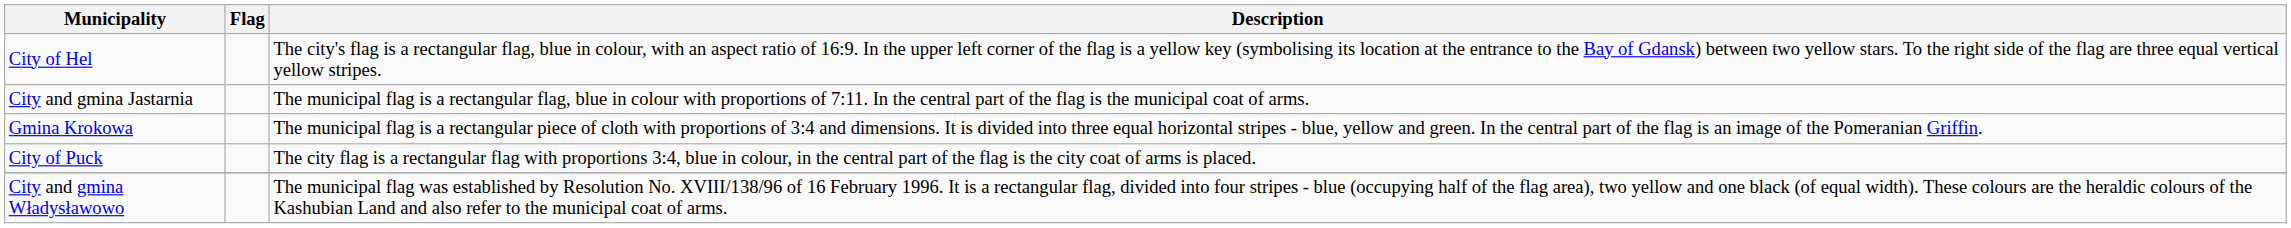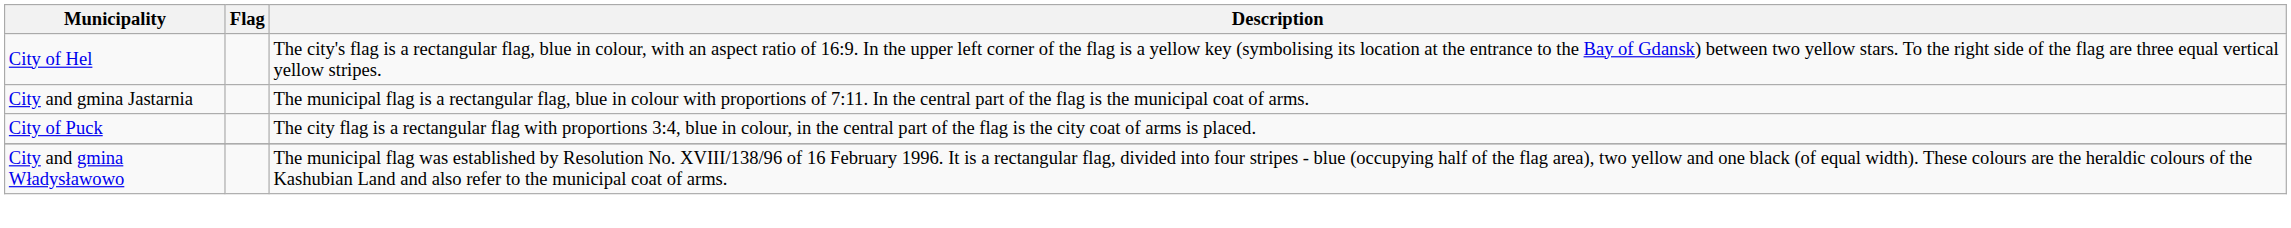- row: (71, 128)
